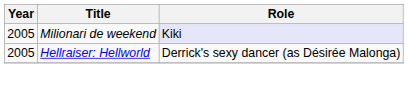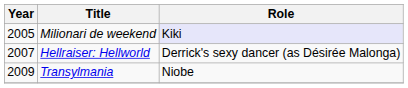(21, 53) 2005 -> (21, 53) 2007
+ row: (77, 72)
